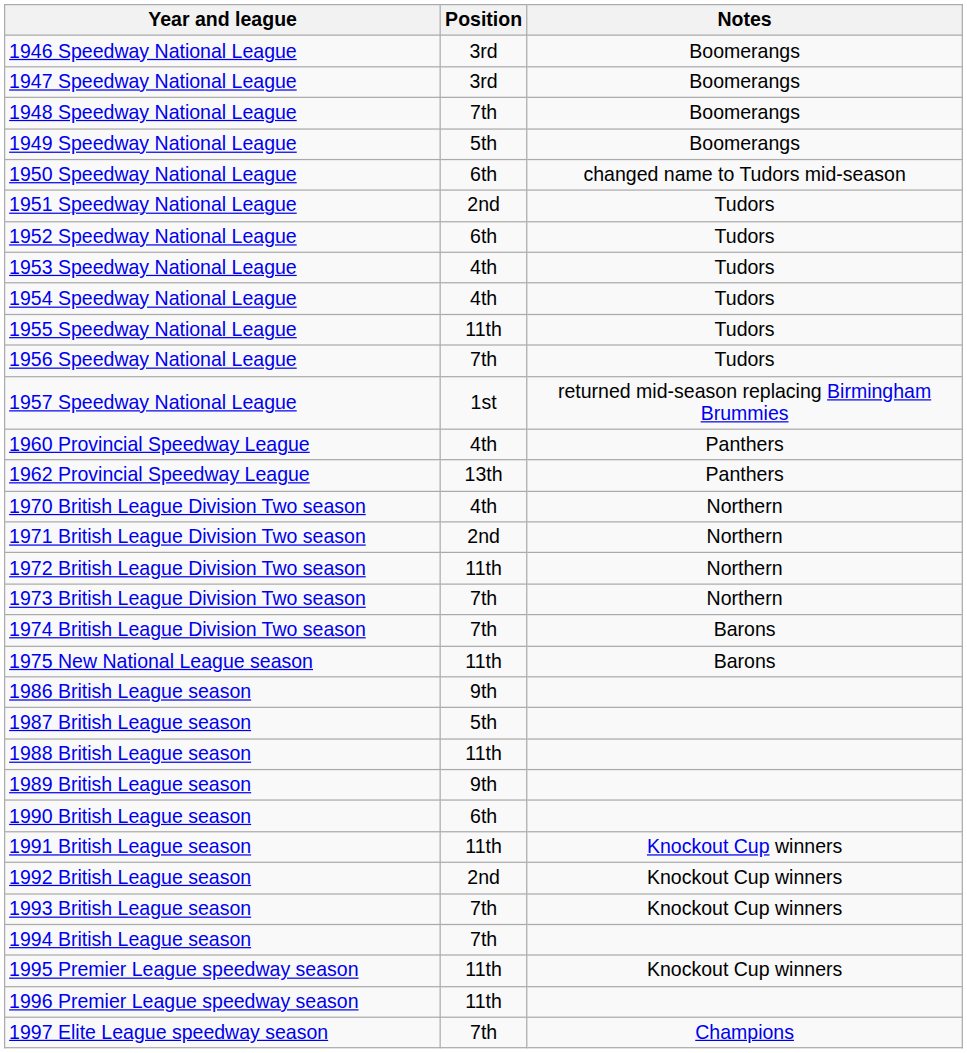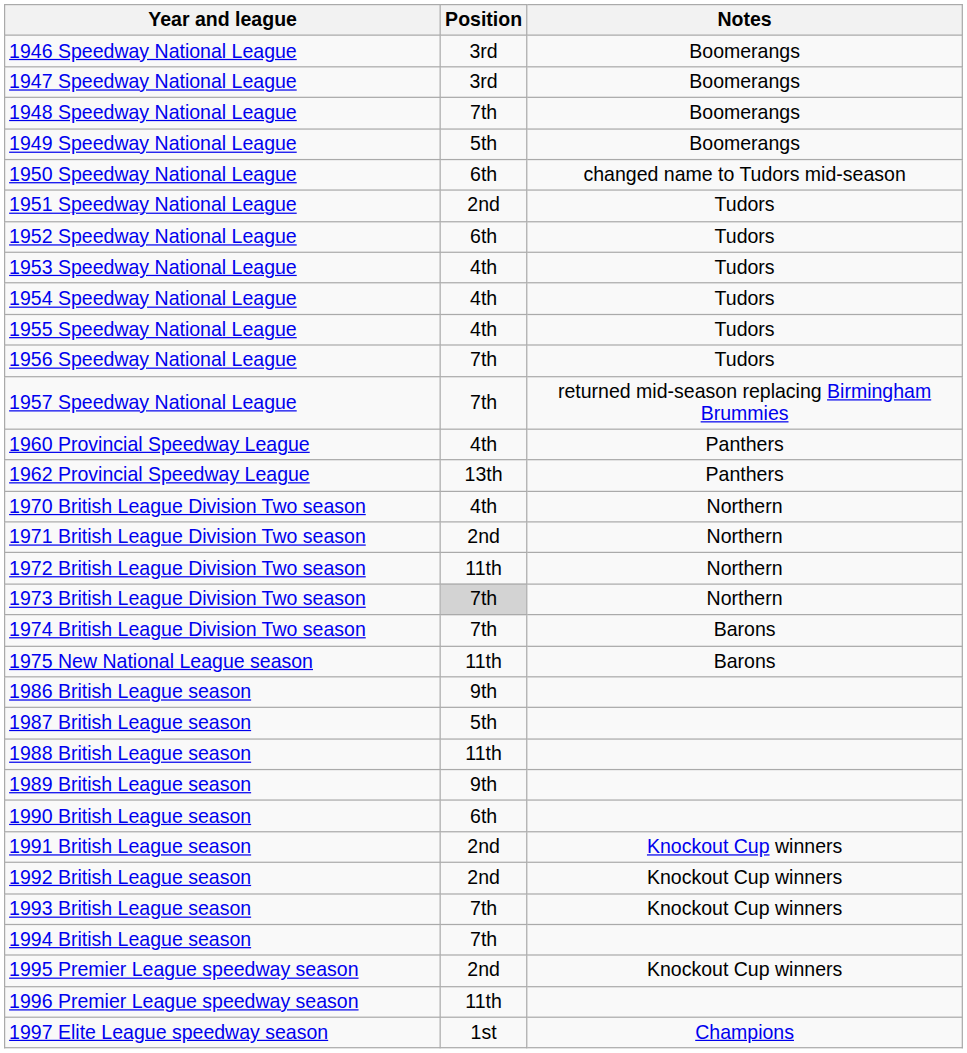(484, 329) 11th -> (484, 329) 4th
(484, 402) 1st -> (484, 402) 7th
(484, 599) no background -> (484, 599) lightgrey background
(484, 846) 11th -> (484, 846) 2nd
(484, 970) 11th -> (484, 970) 2nd
(484, 1032) 7th -> (484, 1032) 1st
